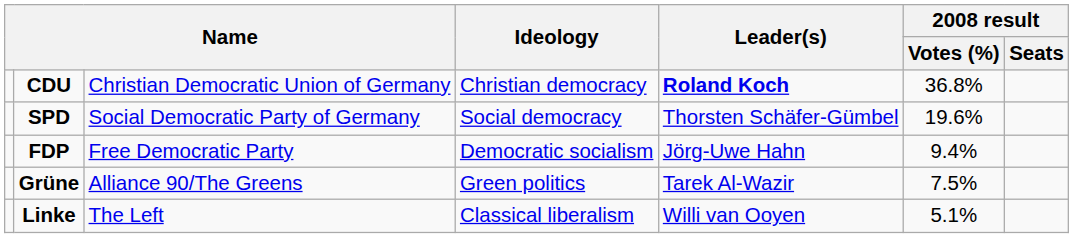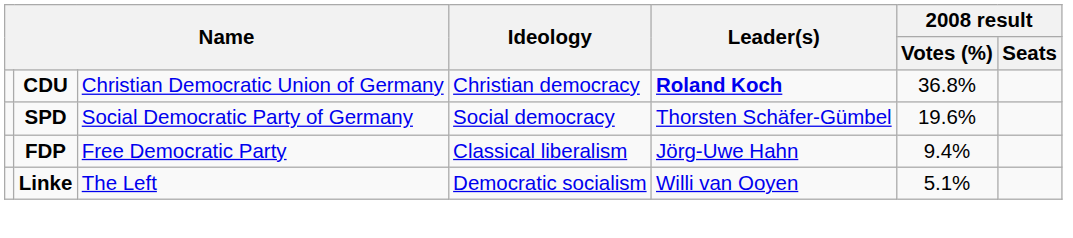(557, 150) Democratic socialism -> (540, 150) Classical liberalism
- row: (49, 183)
(547, 215) Classical liberalism -> (550, 183) Democratic socialism
